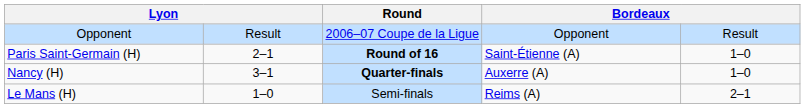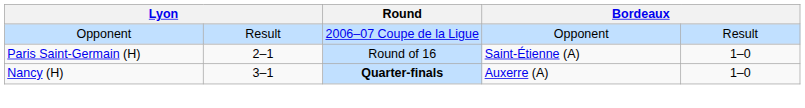(402, 53) bold -> (402, 53) normal
- row: (42, 93)
